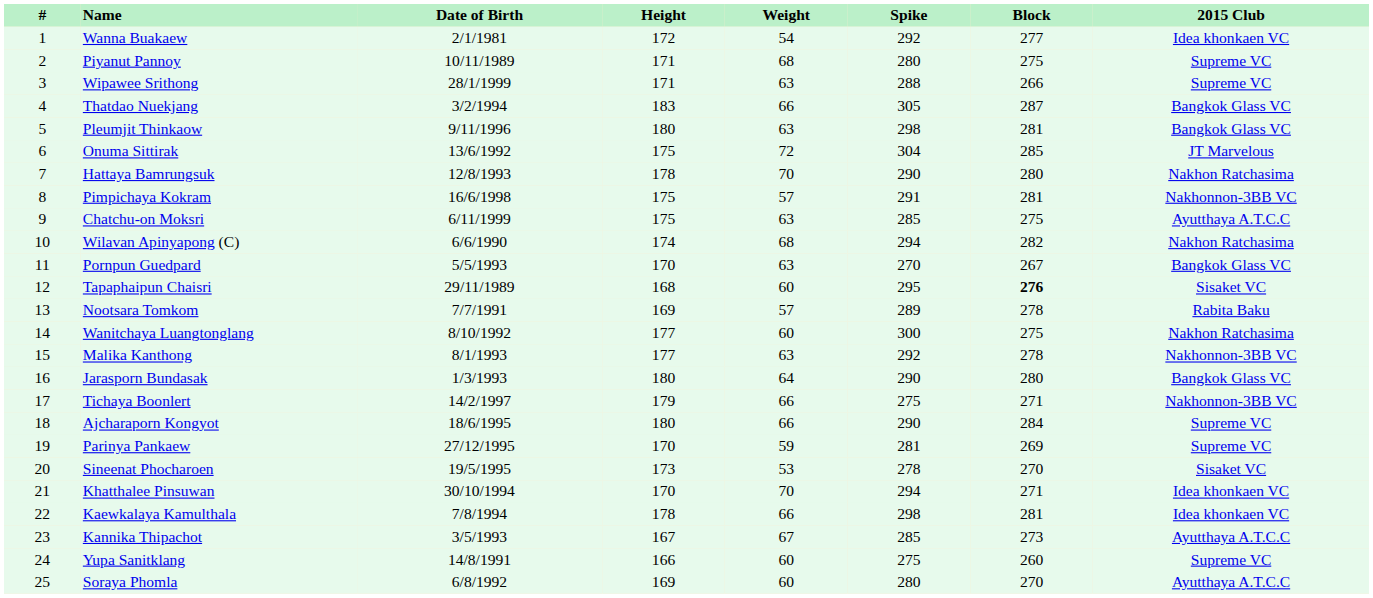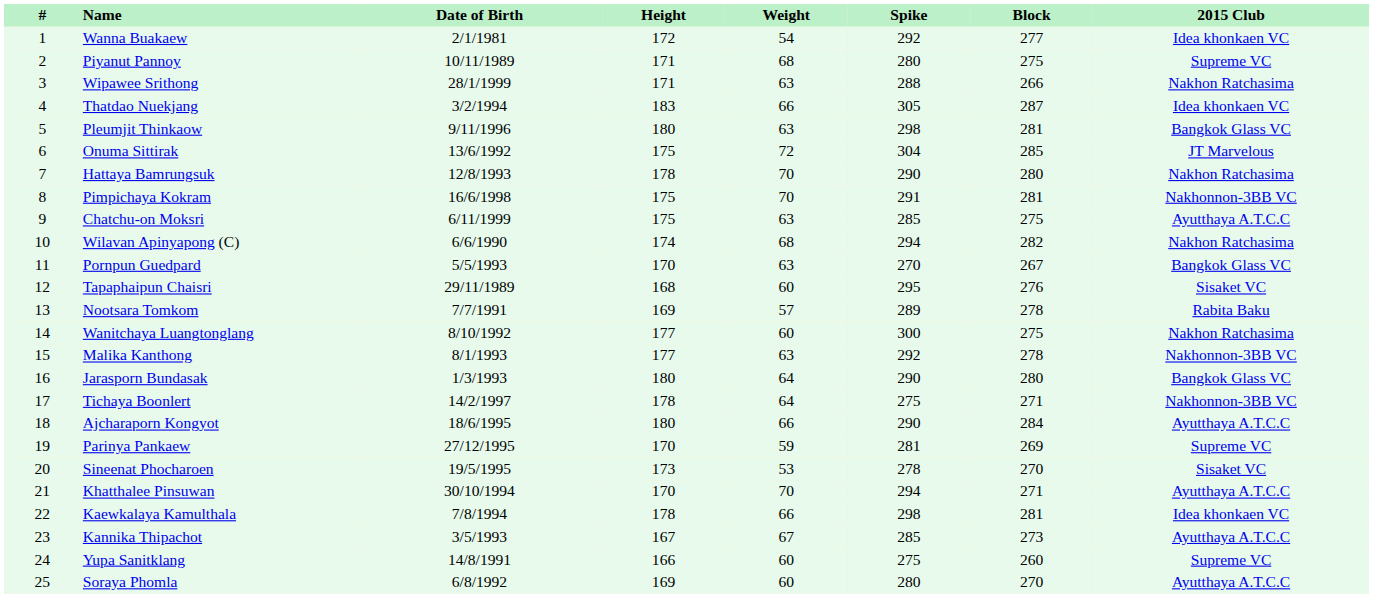(1231, 83) Supreme VC -> (1231, 83) Nakhon Ratchasima
(1231, 106) Bangkok Glass VC -> (1231, 106) Idea khonkaen VC
(786, 196) 57 -> (786, 196) 70
(1032, 287) bold -> (1032, 287) normal
(664, 400) 179 -> (664, 400) 178
(786, 400) 66 -> (786, 400) 64
(1231, 423) Supreme VC -> (1231, 423) Ayutthaya A.T.C.C
(1231, 491) Idea khonkaen VC -> (1231, 491) Ayutthaya A.T.C.C
